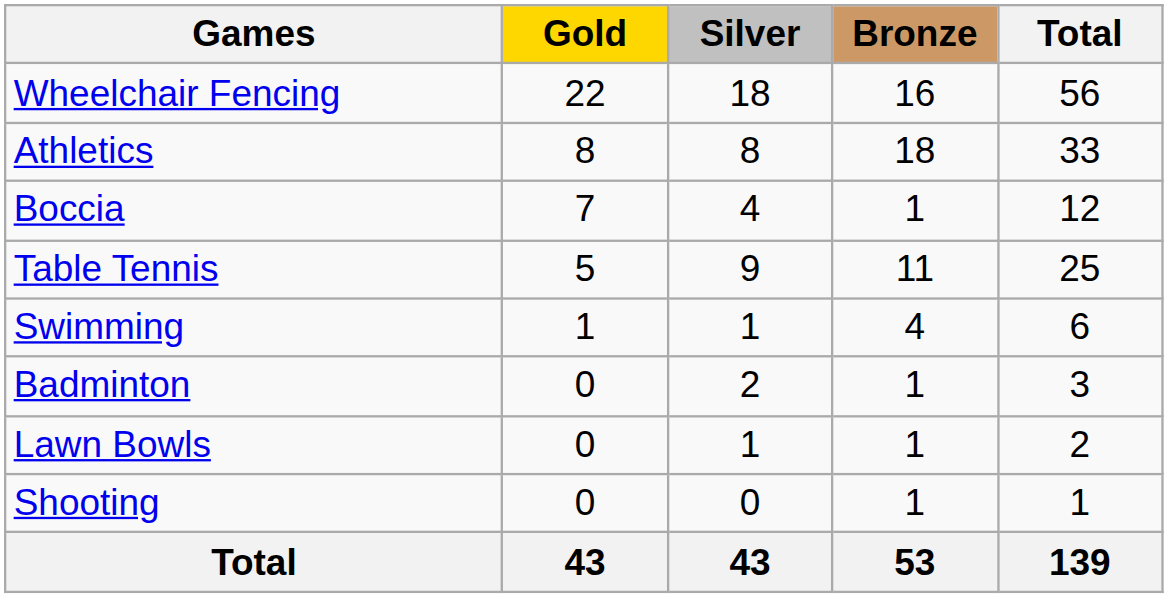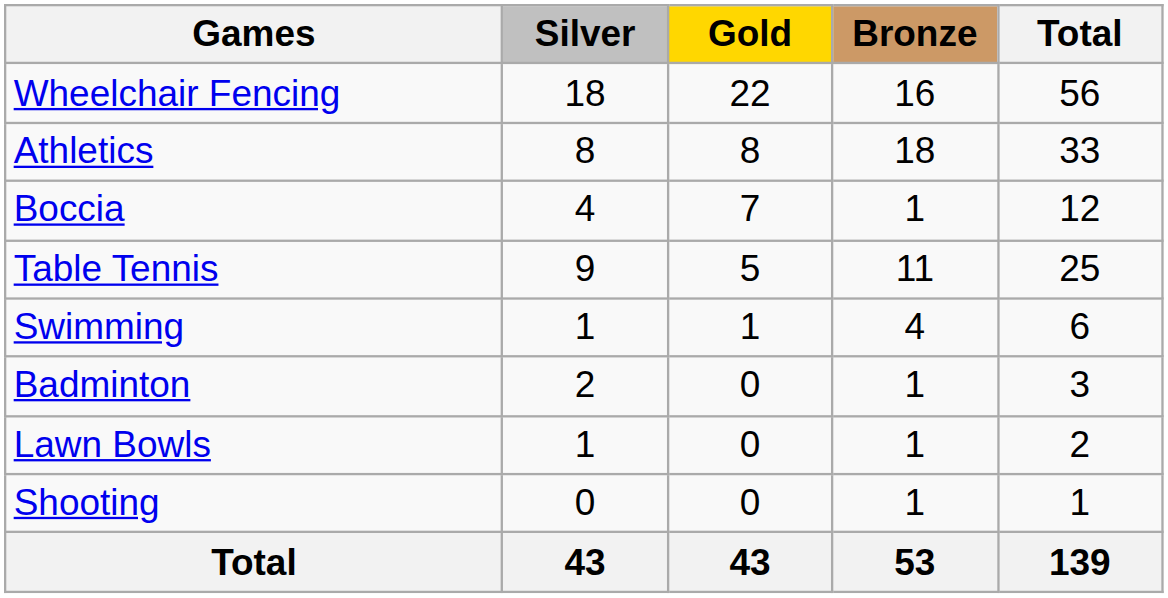columns swapped: (585, 33) <-> (750, 33)
